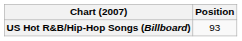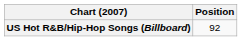(215, 28) 93 -> (215, 28) 92
